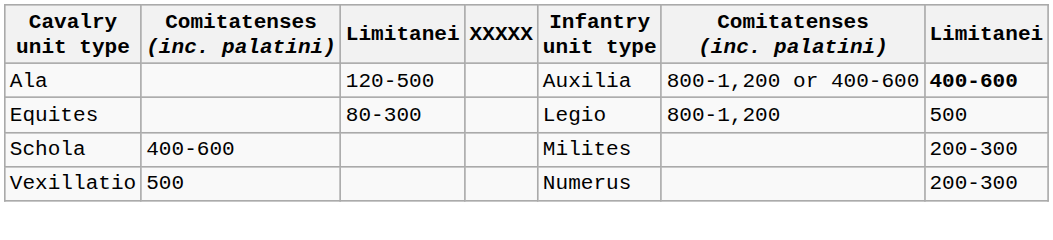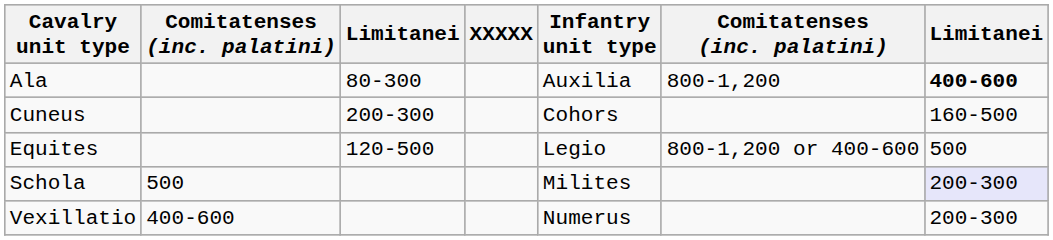(390, 81) 120-500 -> (384, 81) 80-300
(793, 81) 800-1,200 or 400-600 -> (724, 81) 800-1,200
+ row: (48, 115)
(384, 115) 80-300 -> (390, 149) 120-500
(724, 115) 800-1,200 -> (793, 149) 800-1,200 or 400-600
(190, 149) 400-600 -> (165, 184) 500
(974, 149) no background -> (974, 184) lavender background
(165, 184) 500 -> (190, 218) 400-600
